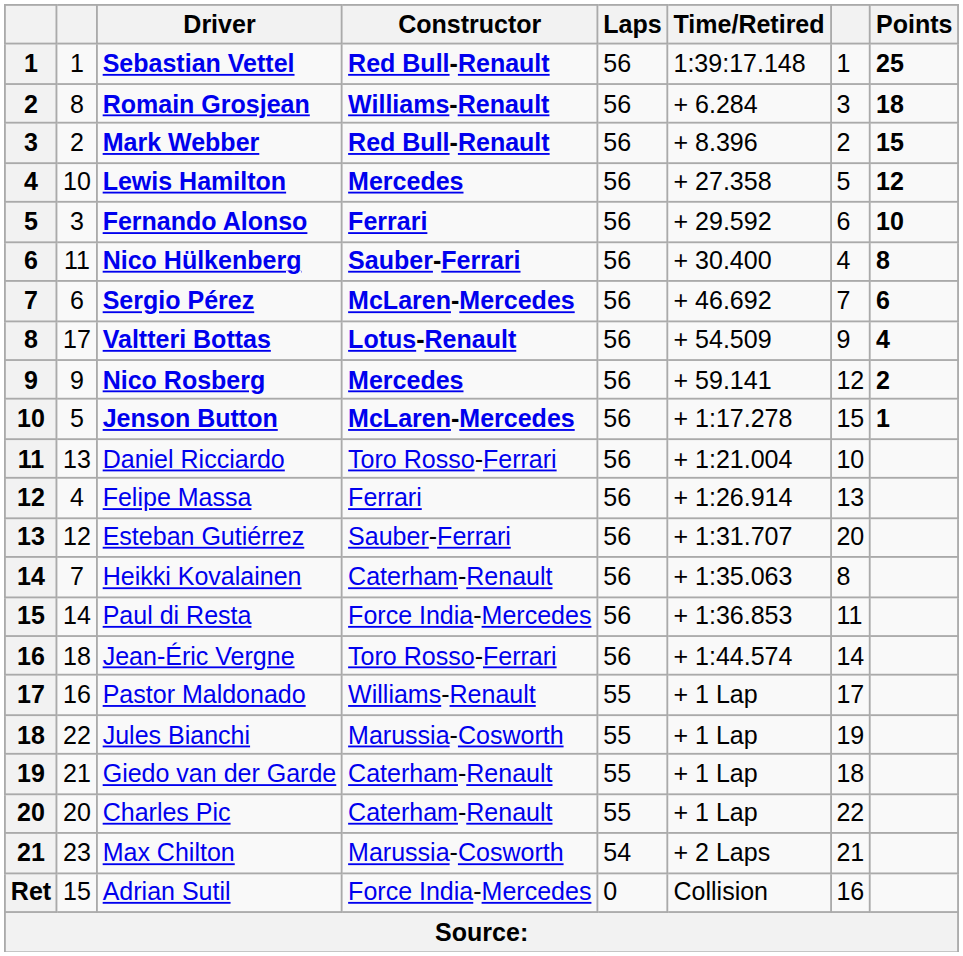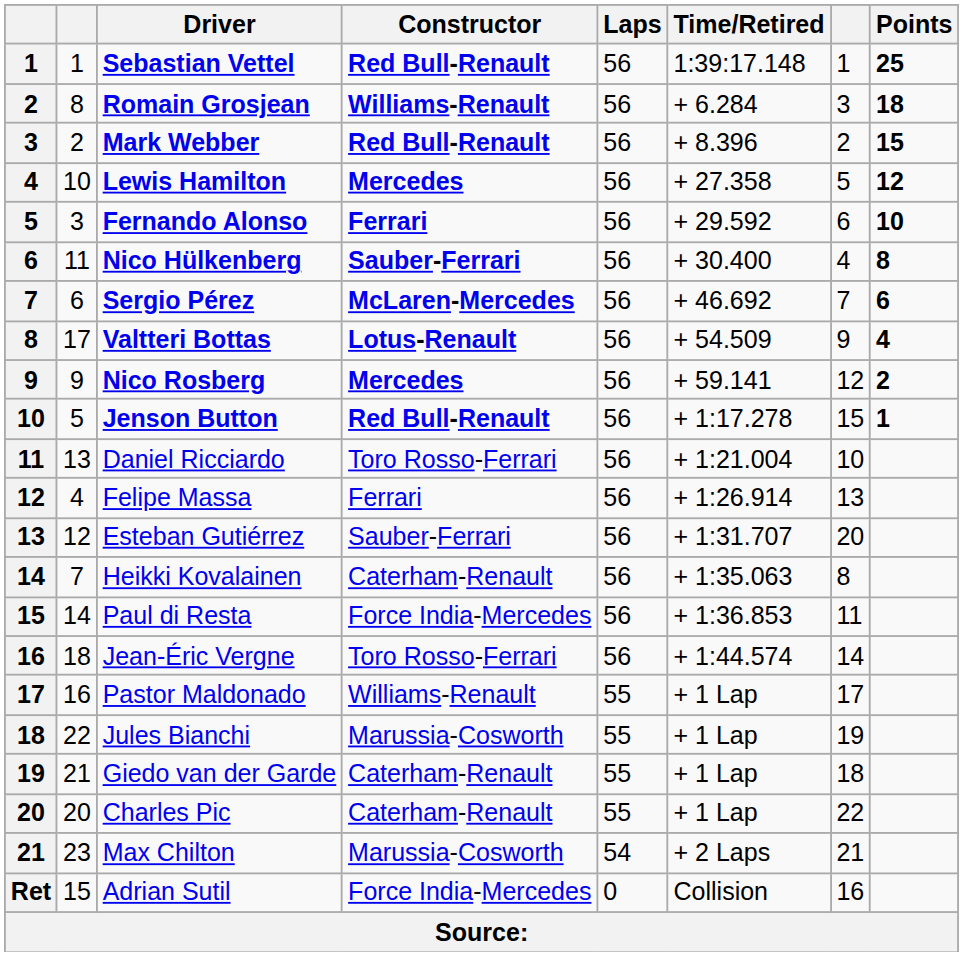(461, 419) McLaren-Mercedes -> (449, 419) Red Bull-Renault
